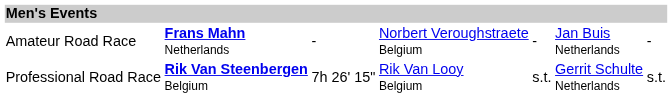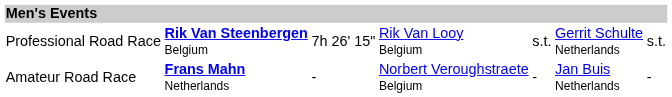rows swapped: (83, 77) <-> (71, 41)
